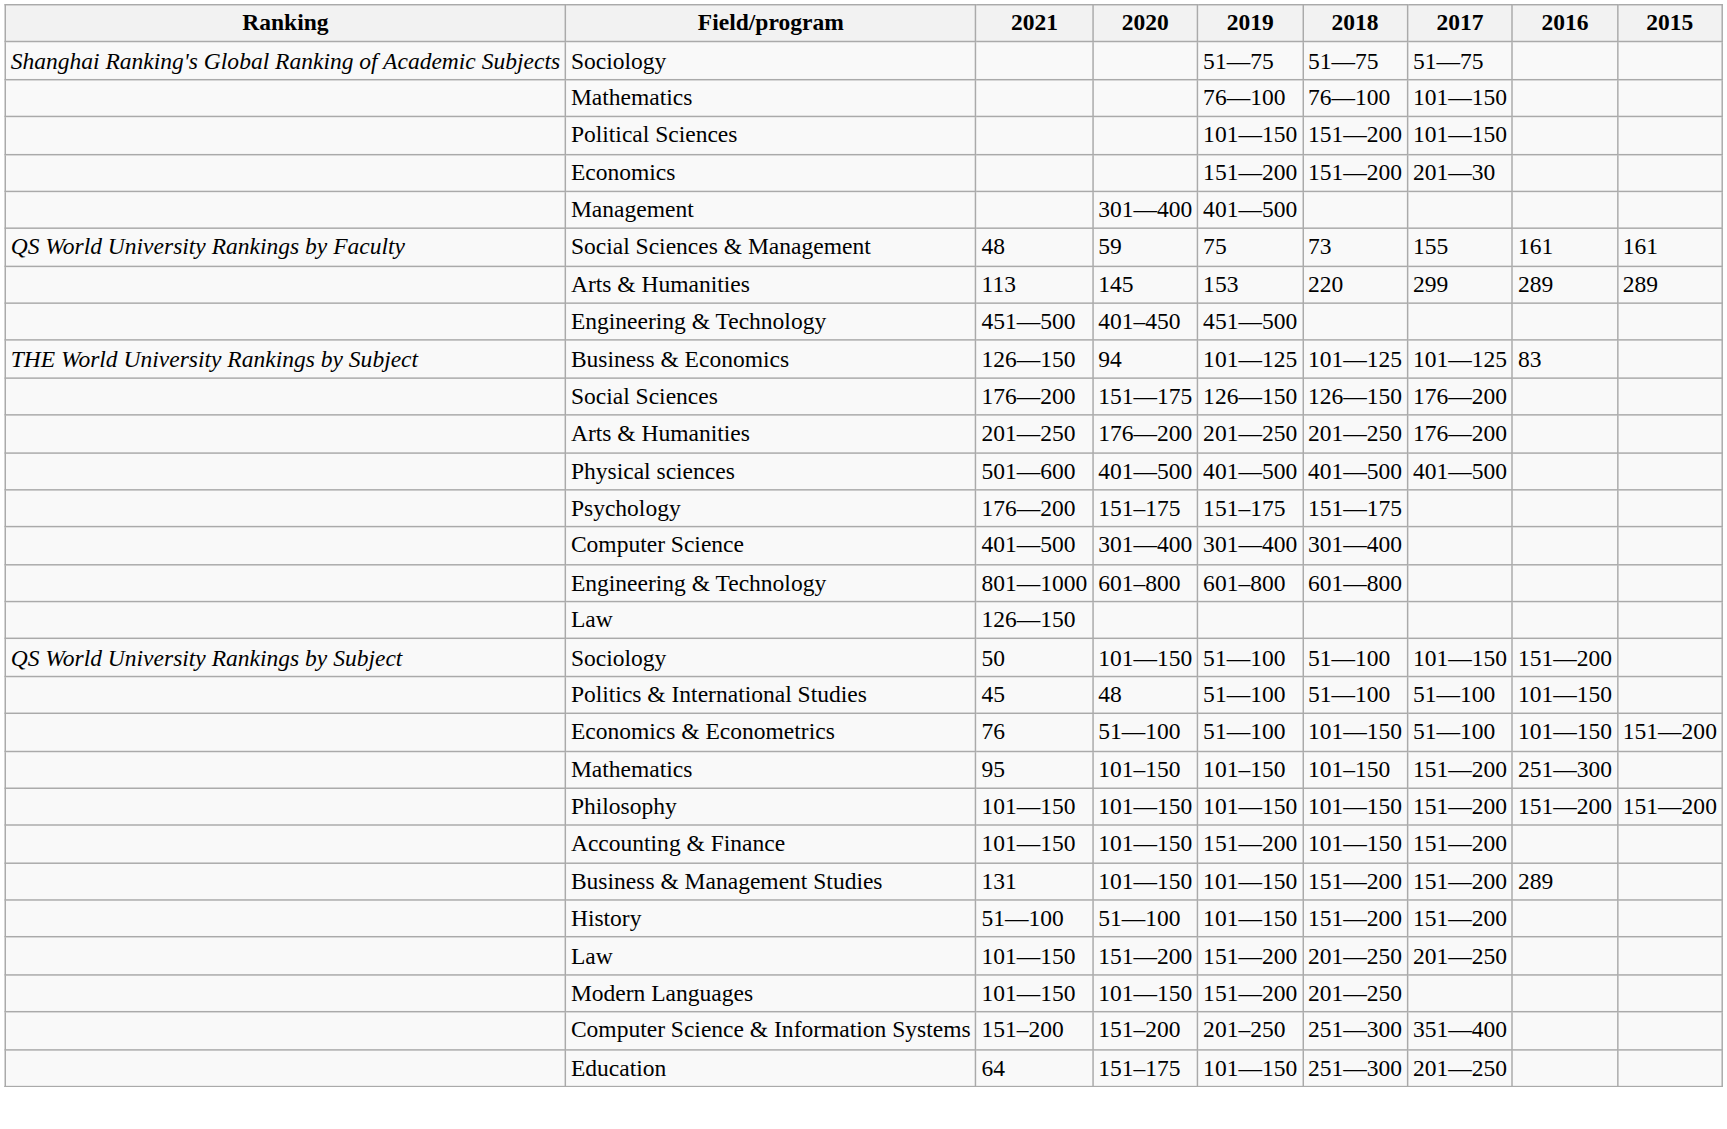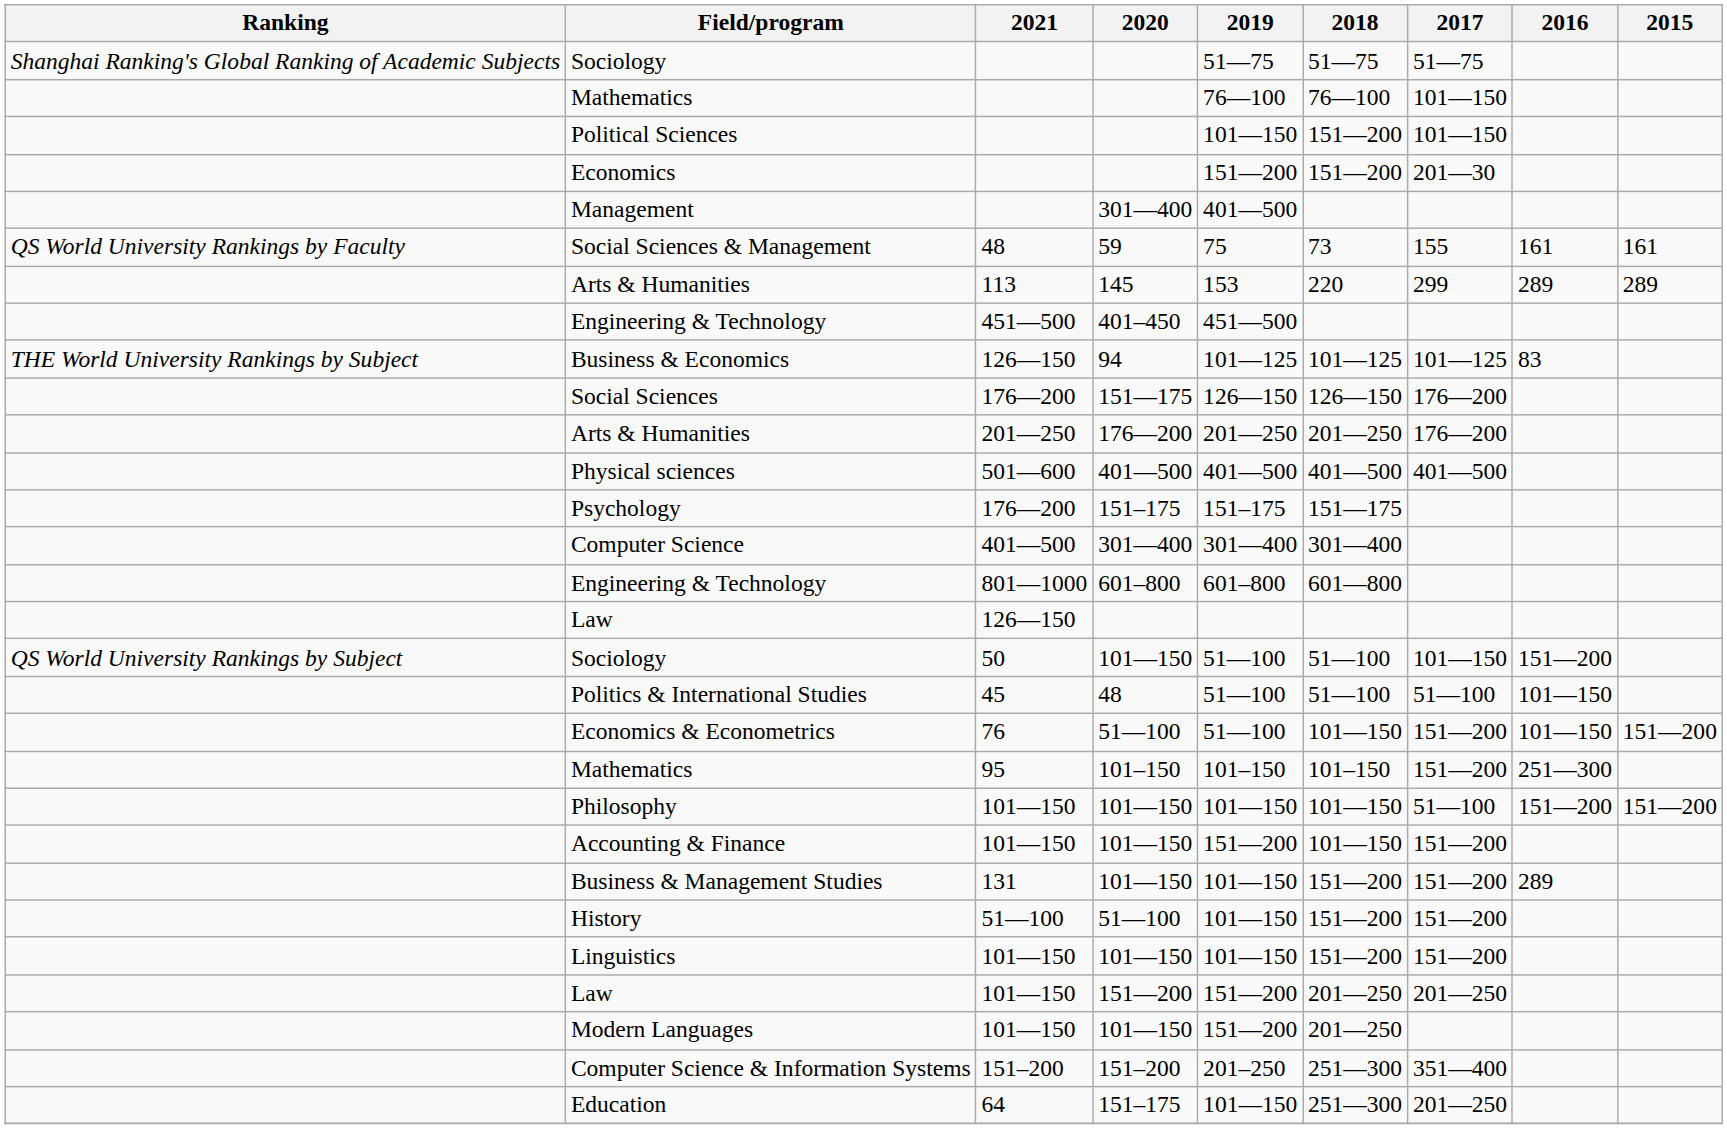(1454, 731) 51—100 -> (1460, 731) 151—200
(1460, 806) 151—200 -> (1454, 806) 51—100
+ row: (623, 955)
